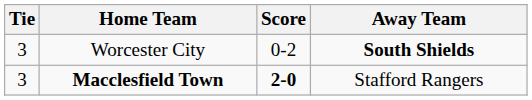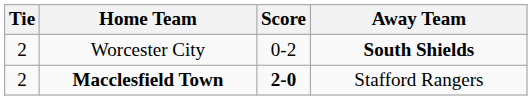(22, 49) 3 -> (22, 49) 2
(22, 79) 3 -> (22, 79) 2
